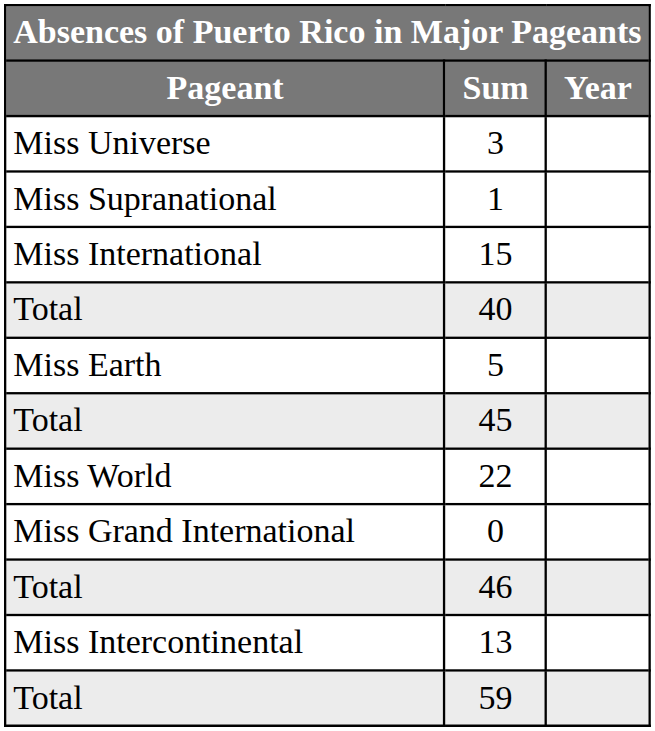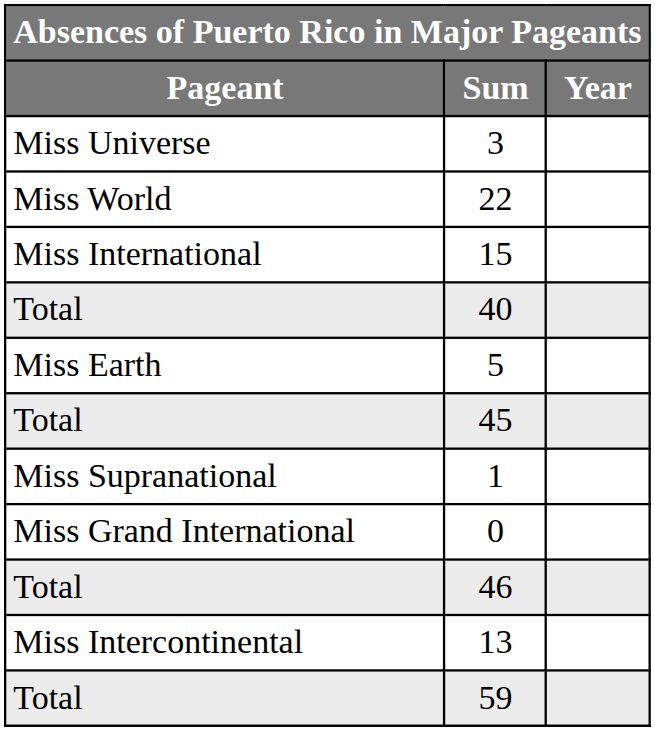rows swapped: (496, 475) <-> (496, 198)
